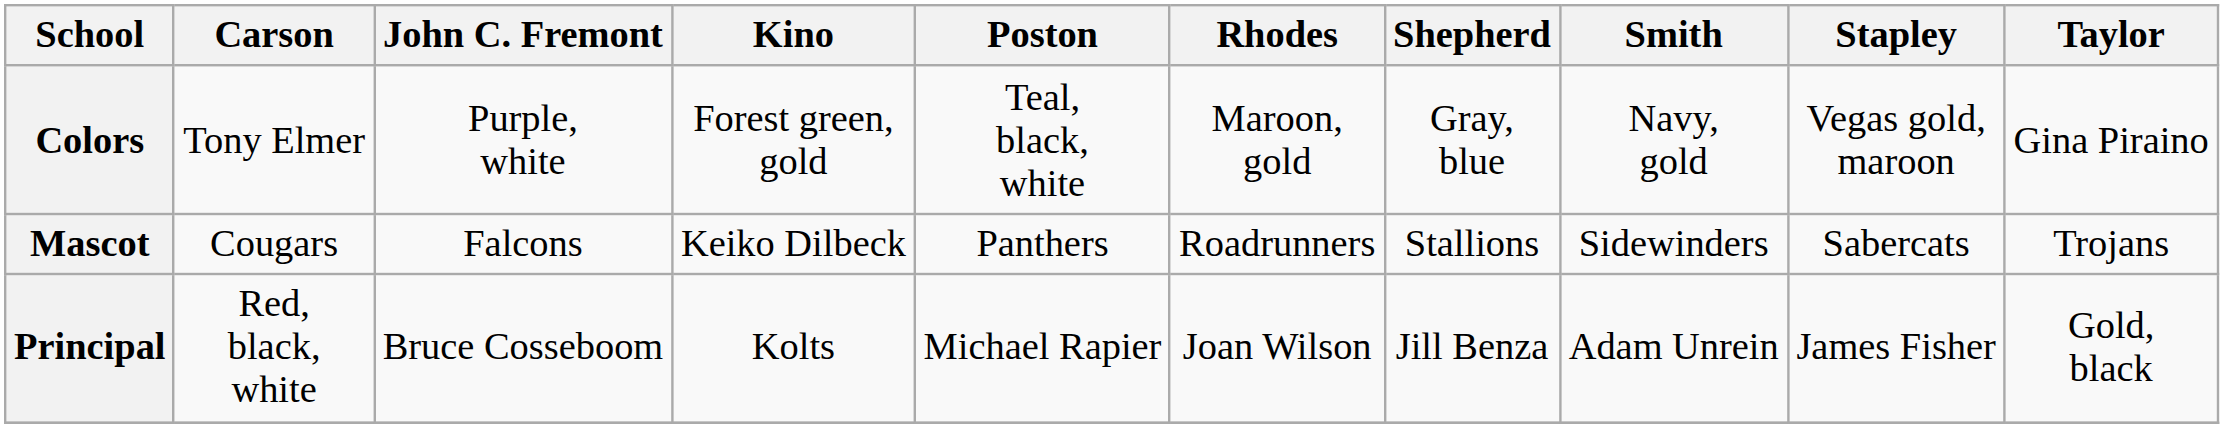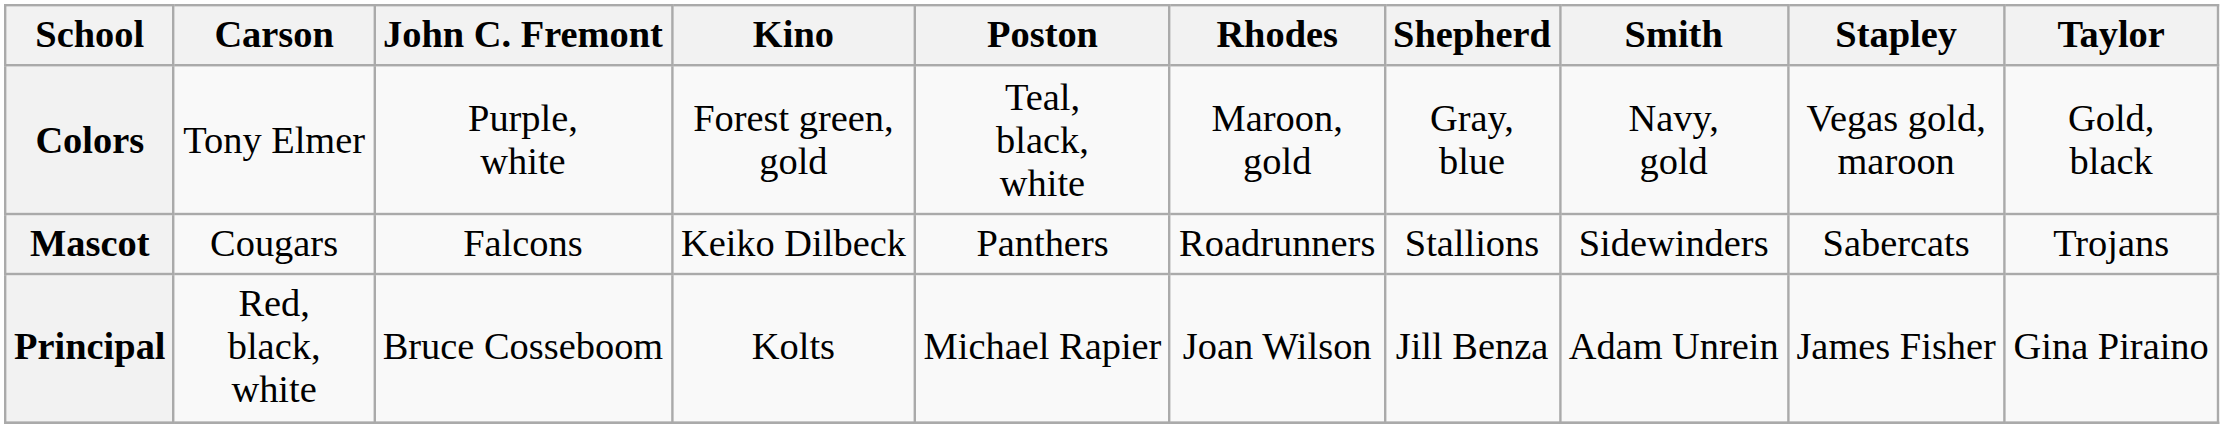(2111, 139) Gina Piraino -> (2111, 139) Gold, black
(2111, 347) Gold, black -> (2111, 347) Gina Piraino
